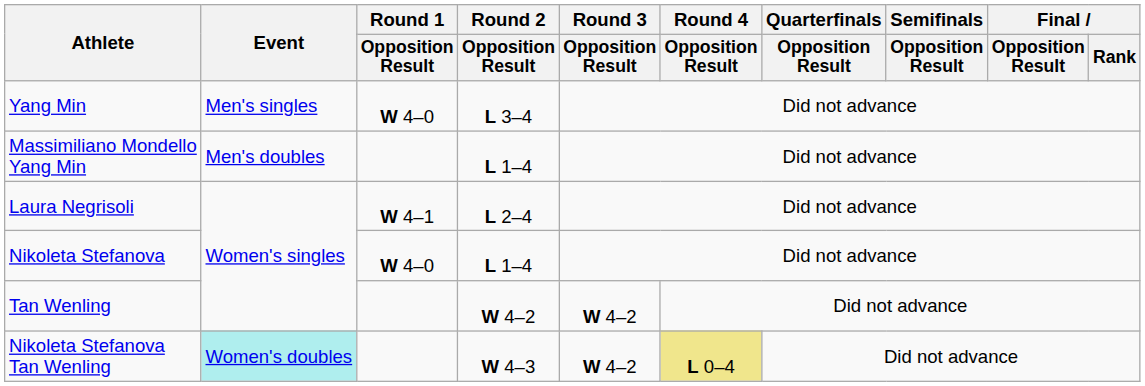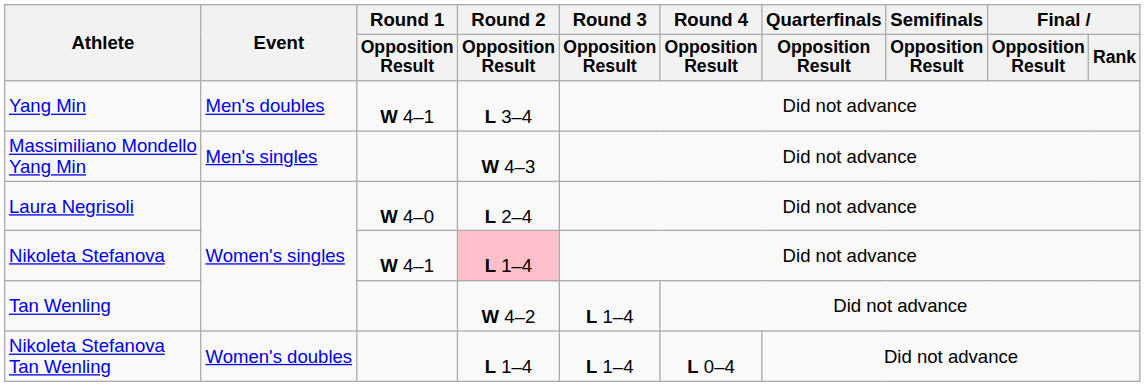(261, 106) Men's singles -> (265, 106) Men's doubles
(407, 117) W 4–0 -> (407, 117) W 4–1
(265, 156) Men's doubles -> (261, 156) Men's singles
(508, 167) L 1–4 -> (508, 167) W 4–3
(407, 217) W 4–1 -> (407, 217) W 4–0
(407, 267) W 4–0 -> (407, 267) W 4–1
(508, 267) no background -> (508, 267) pink background
(610, 317) W 4–2 -> (610, 317) L 1–4
(279, 356) paleturquoise background -> (279, 356) no background
(508, 367) W 4–3 -> (508, 367) L 1–4
(610, 367) W 4–2 -> (610, 367) L 1–4
(711, 367) khaki background -> (711, 367) no background
